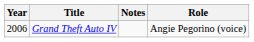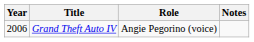columns swapped: (198, 12) <-> (133, 12)
